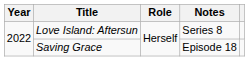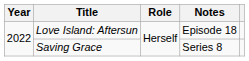(202, 30) Series 8 -> (210, 30) Episode 18
(210, 47) Episode 18 -> (202, 47) Series 8
